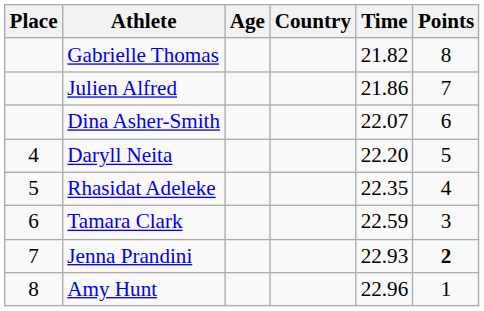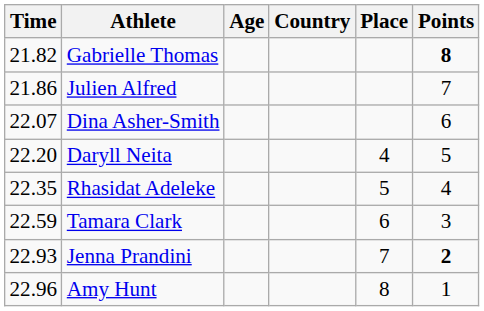columns swapped: (34, 21) <-> (384, 21)
(446, 54) normal -> (446, 54) bold
